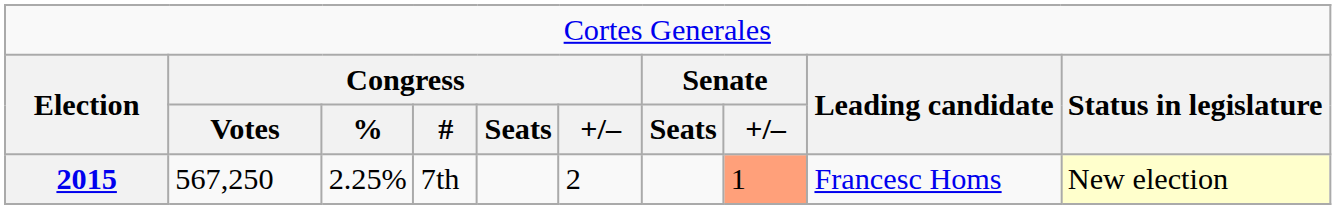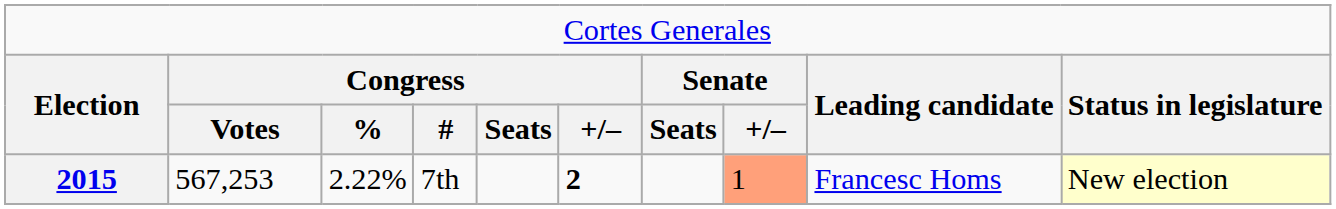(224, 179) 567,250 -> (224, 179) 567,253
(368, 179) 2.25% -> (368, 179) 2.22%
(573, 179) normal -> (573, 179) bold
